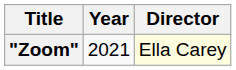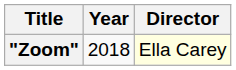(109, 49) 2021 -> (109, 49) 2018
